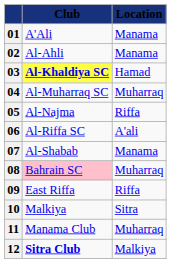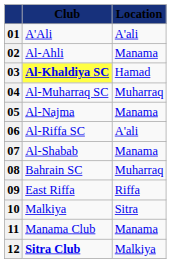(136, 33) Manama -> (126, 33) A'ali
(127, 111) Riffa -> (136, 111) Manama
(54, 170) pink background -> (54, 170) no background
(139, 229) Muharraq -> (136, 229) Manama
